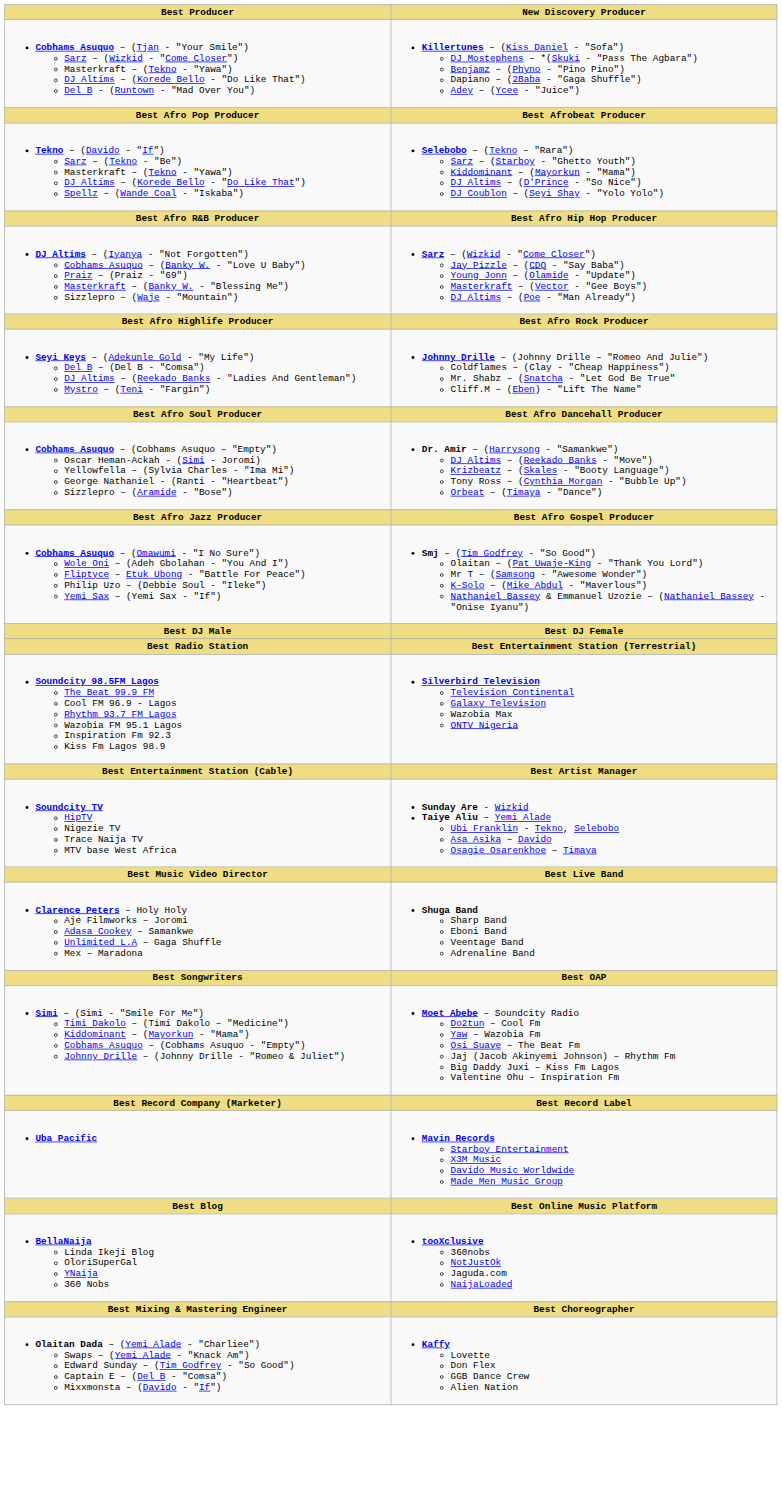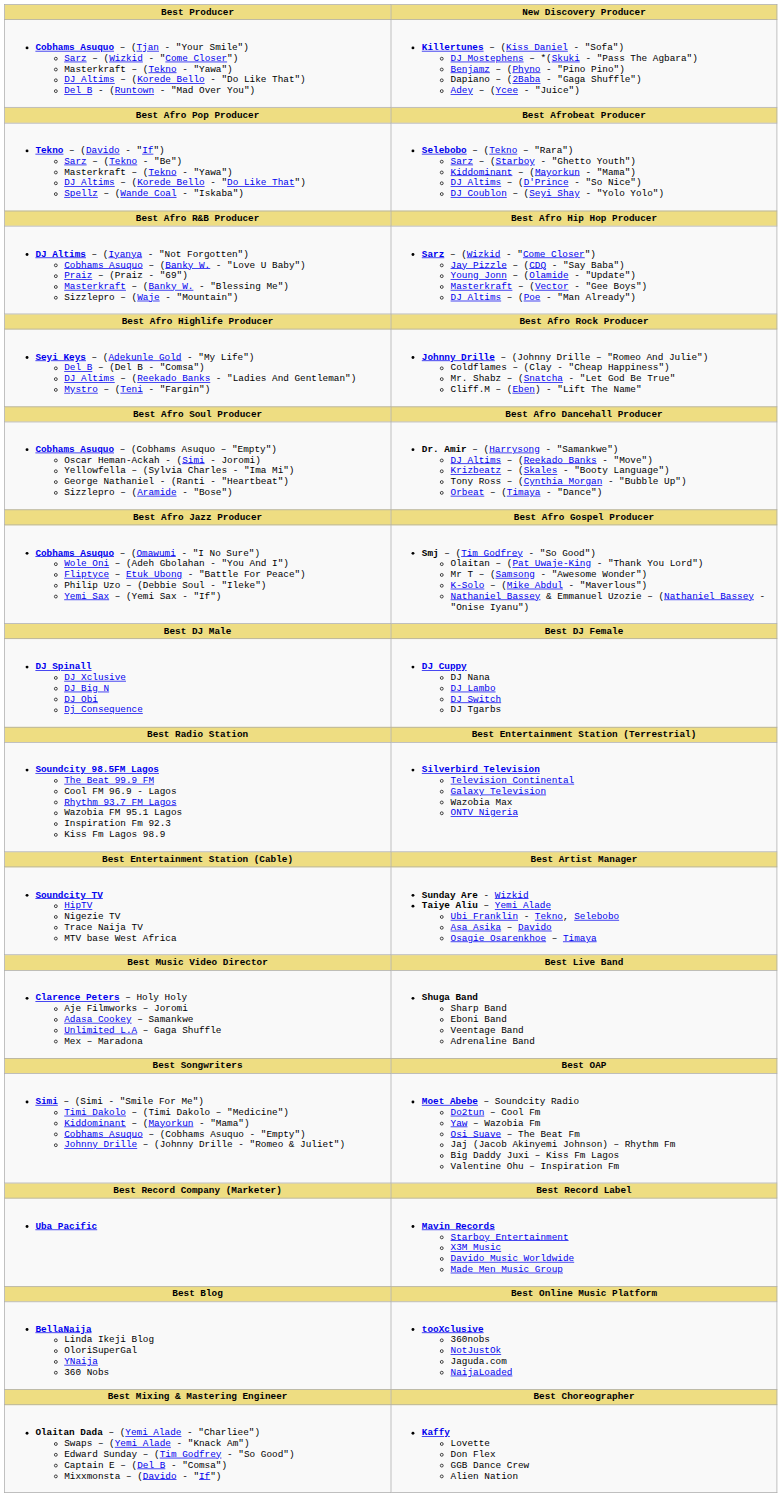+ row: (198, 688)
